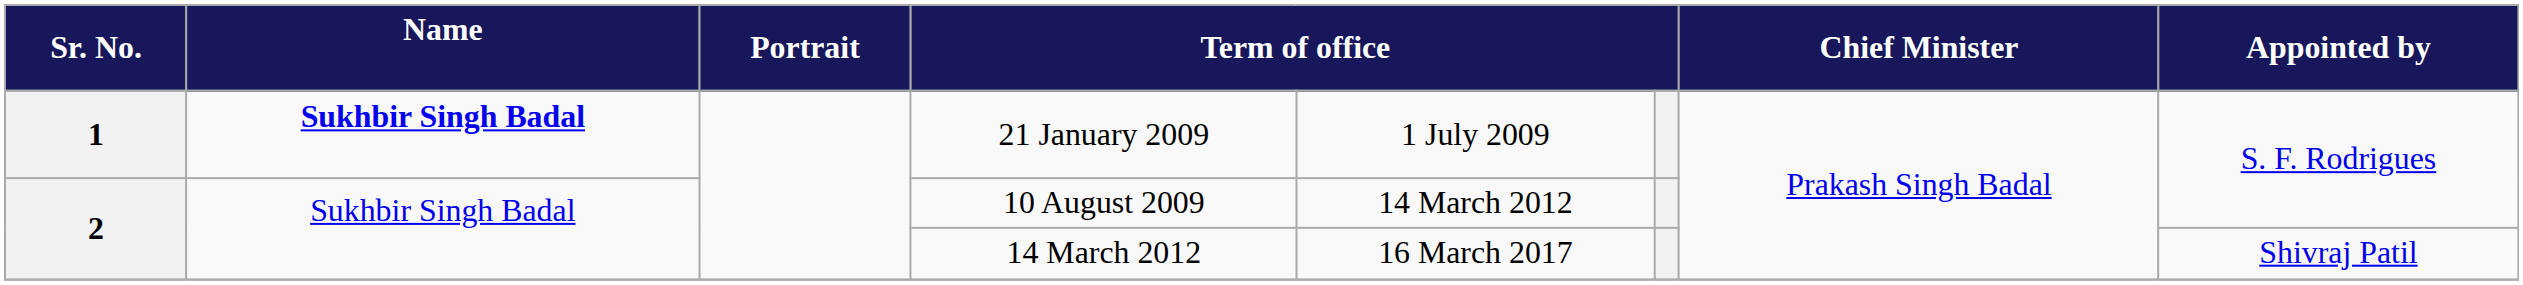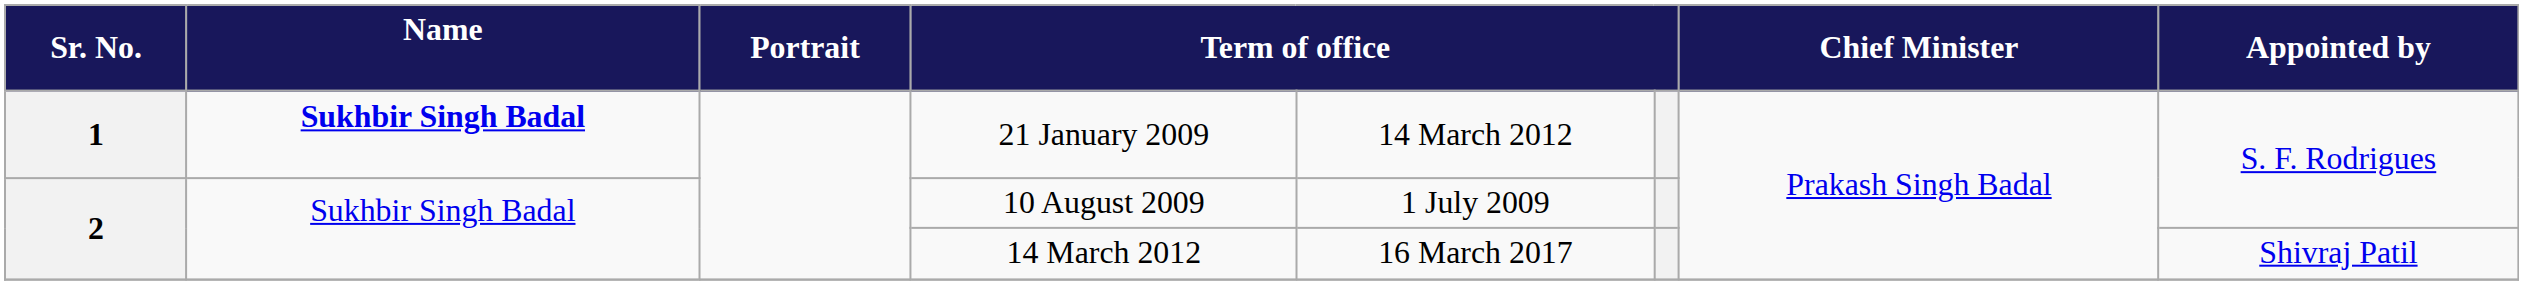(1475, 133) 1 July 2009 -> (1475, 133) 14 March 2012
(1475, 202) 14 March 2012 -> (1475, 202) 1 July 2009
